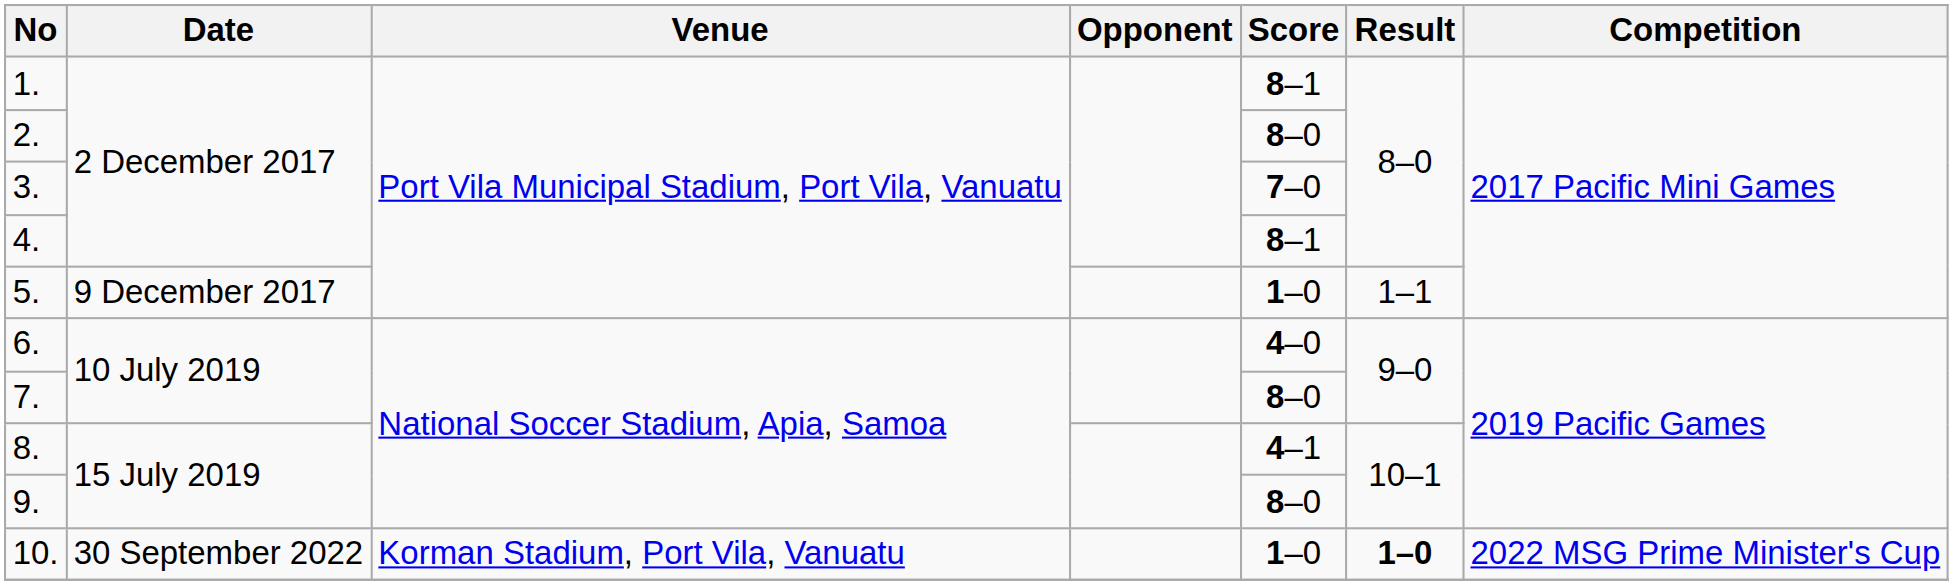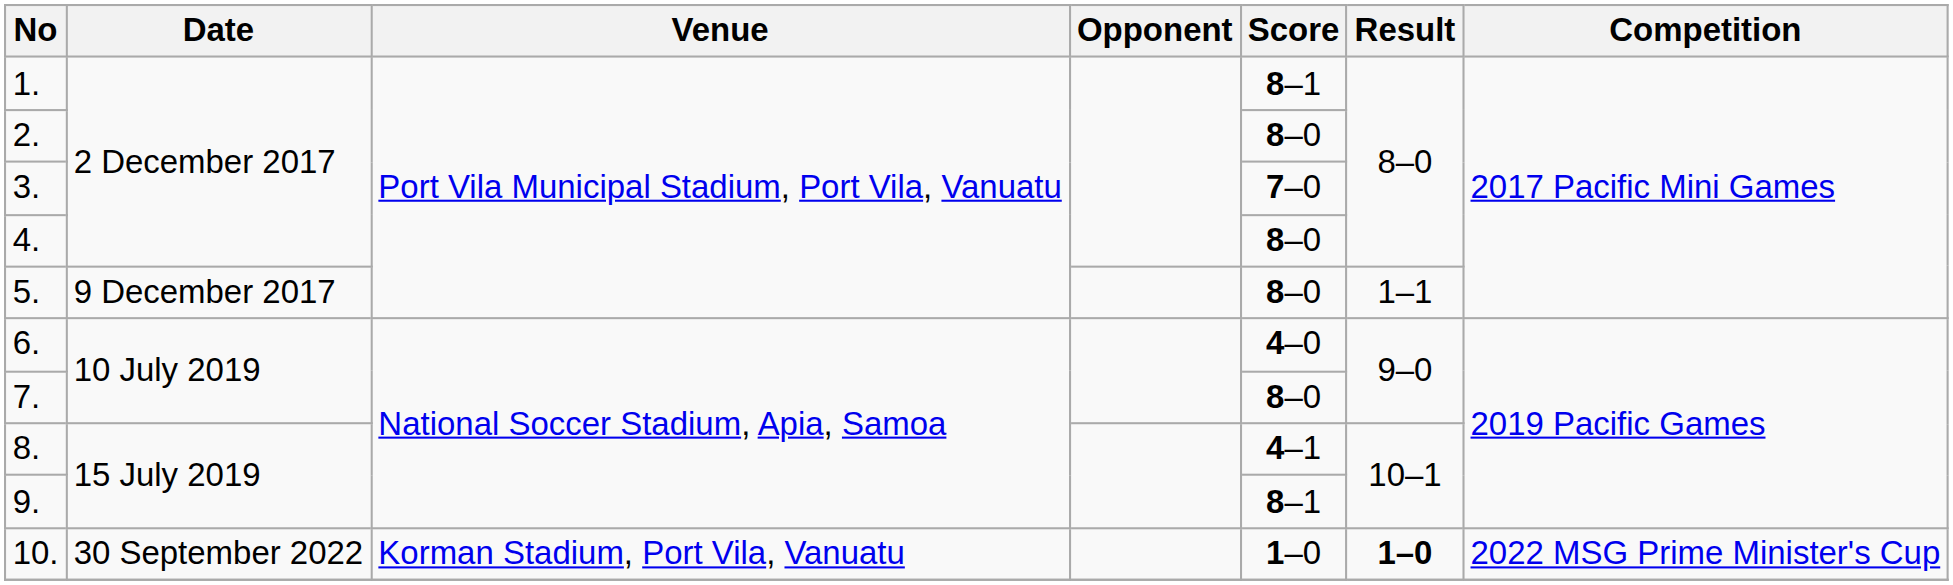(1294, 239) 8–1 -> (1294, 239) 8–0
(1294, 291) 1–0 -> (1294, 291) 8–0
(1294, 501) 8–0 -> (1294, 501) 8–1
